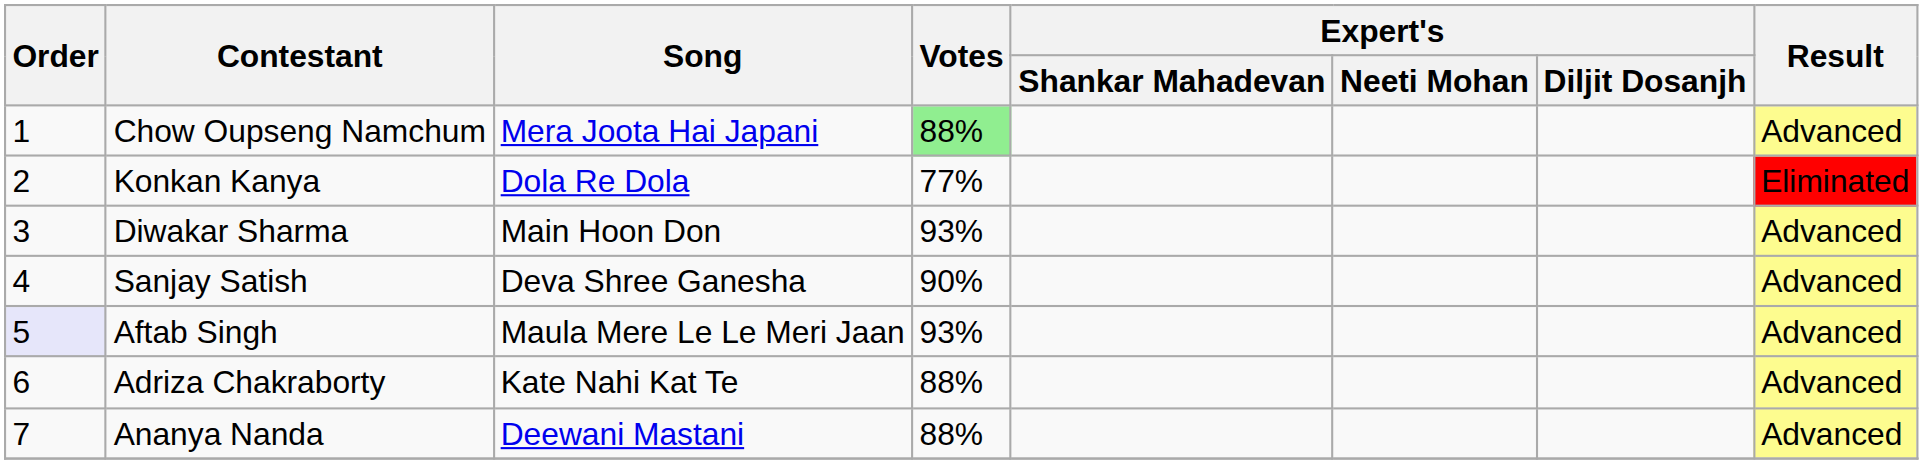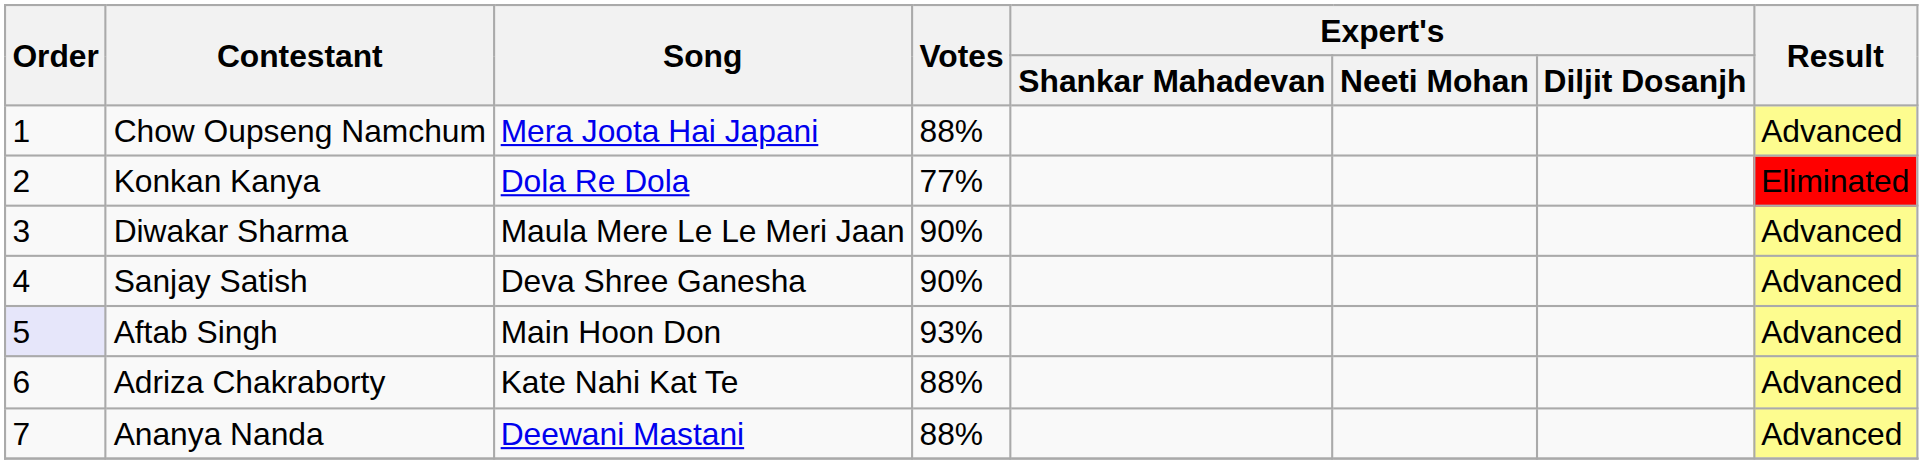(951, 131) lightgreen background -> (951, 131) no background
(611, 232) Main Hoon Don -> (703, 232) Maula Mere Le Le Meri Jaan
(951, 232) 93% -> (951, 232) 90%
(703, 332) Maula Mere Le Le Meri Jaan -> (611, 332) Main Hoon Don
